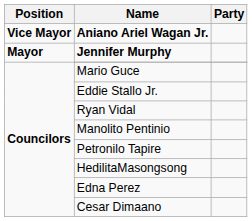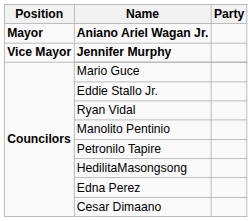(39, 33) Vice Mayor -> (25, 33) Mayor
(25, 52) Mayor -> (39, 52) Vice Mayor
